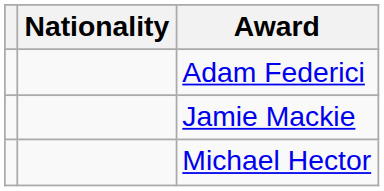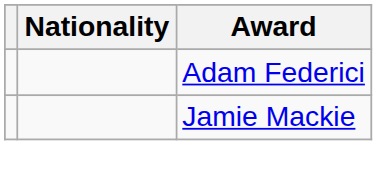- row: (277, 161)
